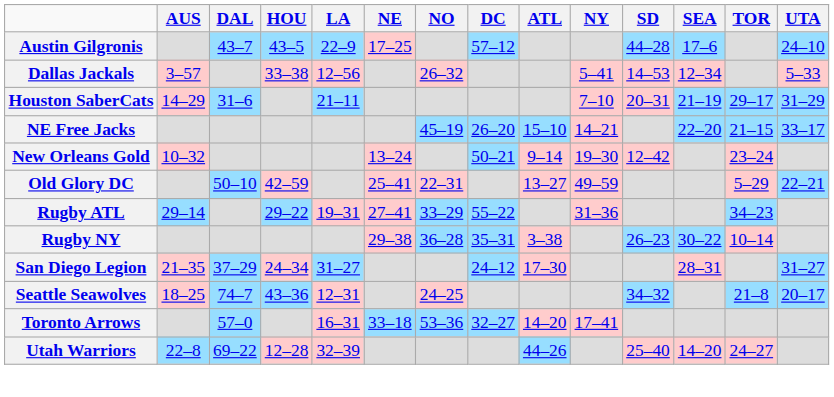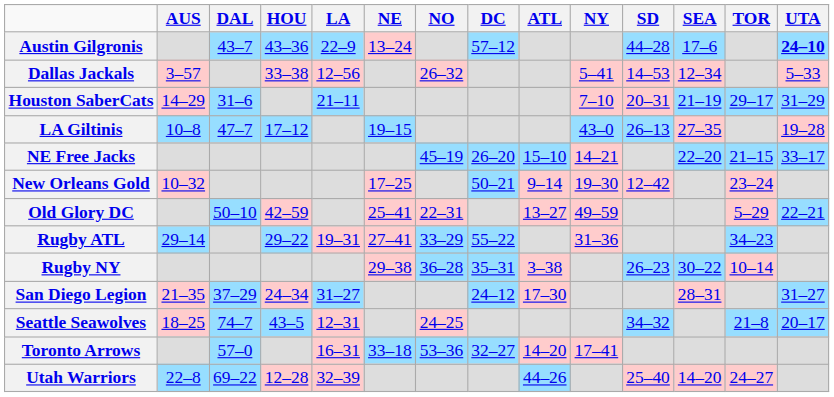(287, 45) 43–5 -> (287, 45) 43–36
(390, 45) 17–25 -> (390, 45) 13–24
(803, 45) normal -> (803, 45) bold
+ row: (81, 128)
(390, 156) 13–24 -> (390, 184) 17–25
(287, 294) 43–36 -> (287, 322) 43–5
